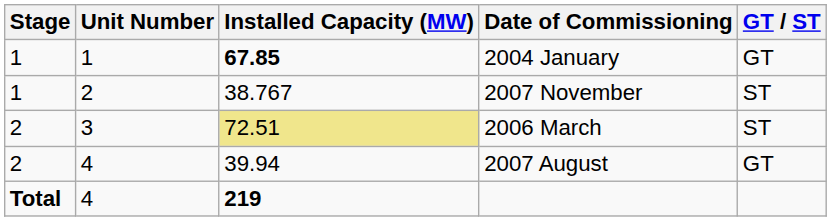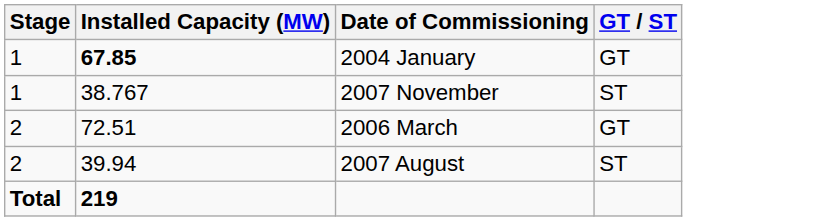- column: (147, 22)
(252, 127) khaki background -> (108, 127) no background
(757, 127) ST -> (615, 127) GT
(758, 163) GT -> (613, 163) ST
